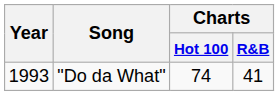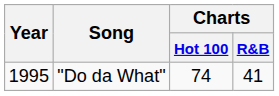(29, 76) 1993 -> (29, 76) 1995
